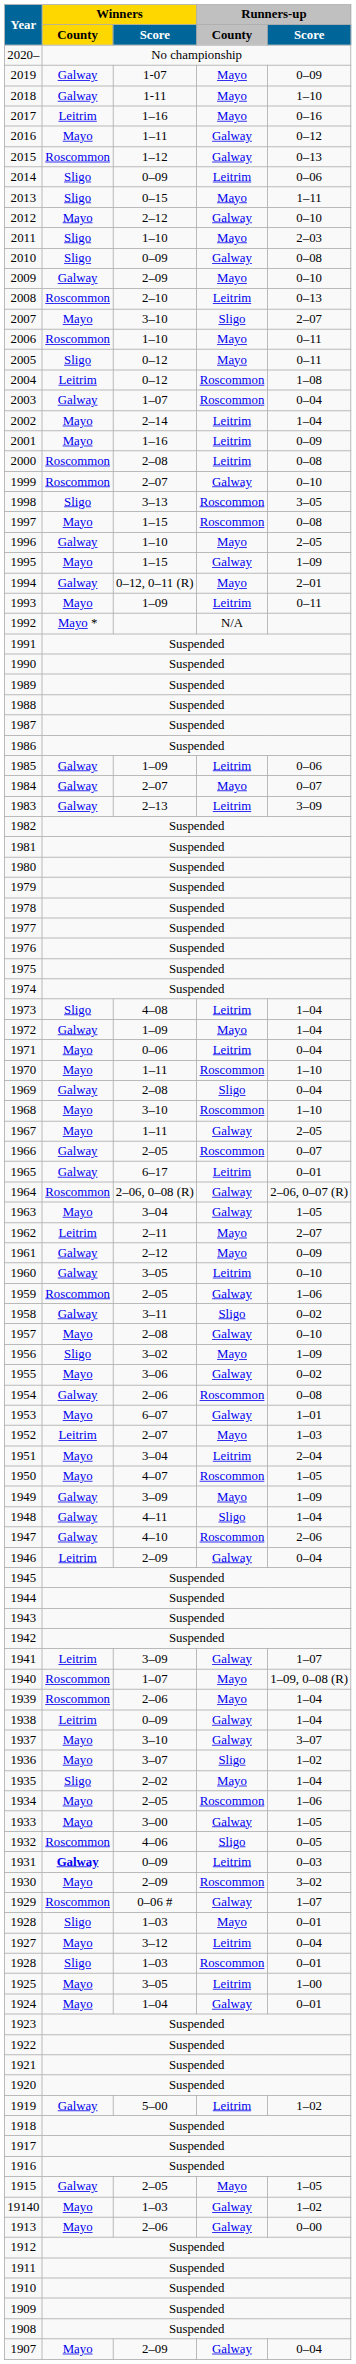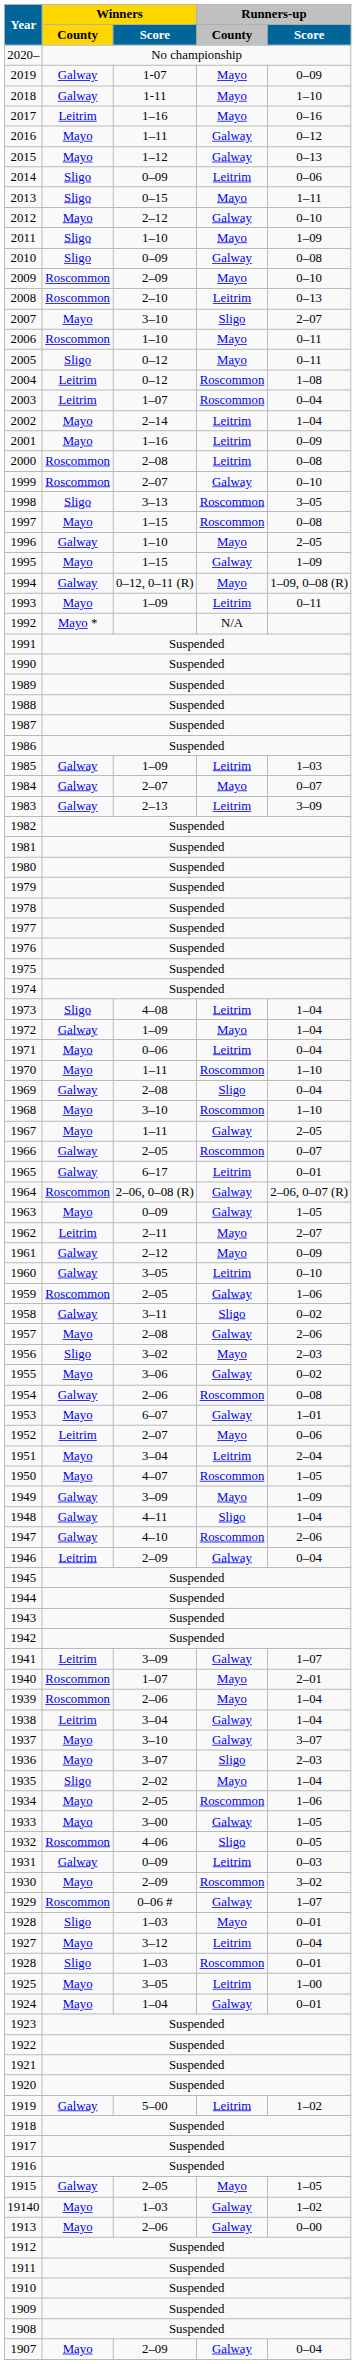(78, 156) Roscommon -> (78, 156) Mayo
(309, 237) 2–03 -> (309, 237) 1–09
(78, 278) Galway -> (78, 278) Roscommon
(78, 400) Galway -> (78, 400) Leitrim
(309, 583) 2–01 -> (309, 583) 1–09, 0–08 (R)
(309, 765) 0–06 -> (309, 765) 1–03
(155, 1212) 3–04 -> (155, 1212) 0–09
(309, 1334) 0–10 -> (309, 1334) 2–06
(309, 1354) 1–09 -> (309, 1354) 2–03
(309, 1435) 1–03 -> (309, 1435) 0–06
(309, 1679) 1–09, 0–08 (R) -> (309, 1679) 2–01
(155, 1719) 0–09 -> (155, 1719) 3–04
(309, 1760) 1–02 -> (309, 1760) 2–03
(78, 1861) bold -> (78, 1861) normal
